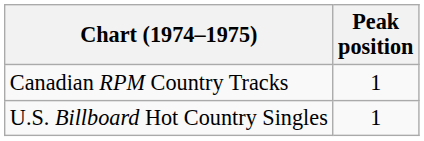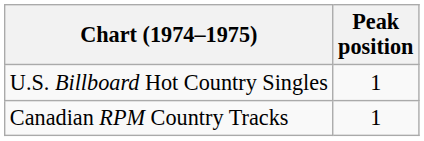rows swapped: (169, 117) <-> (149, 82)
